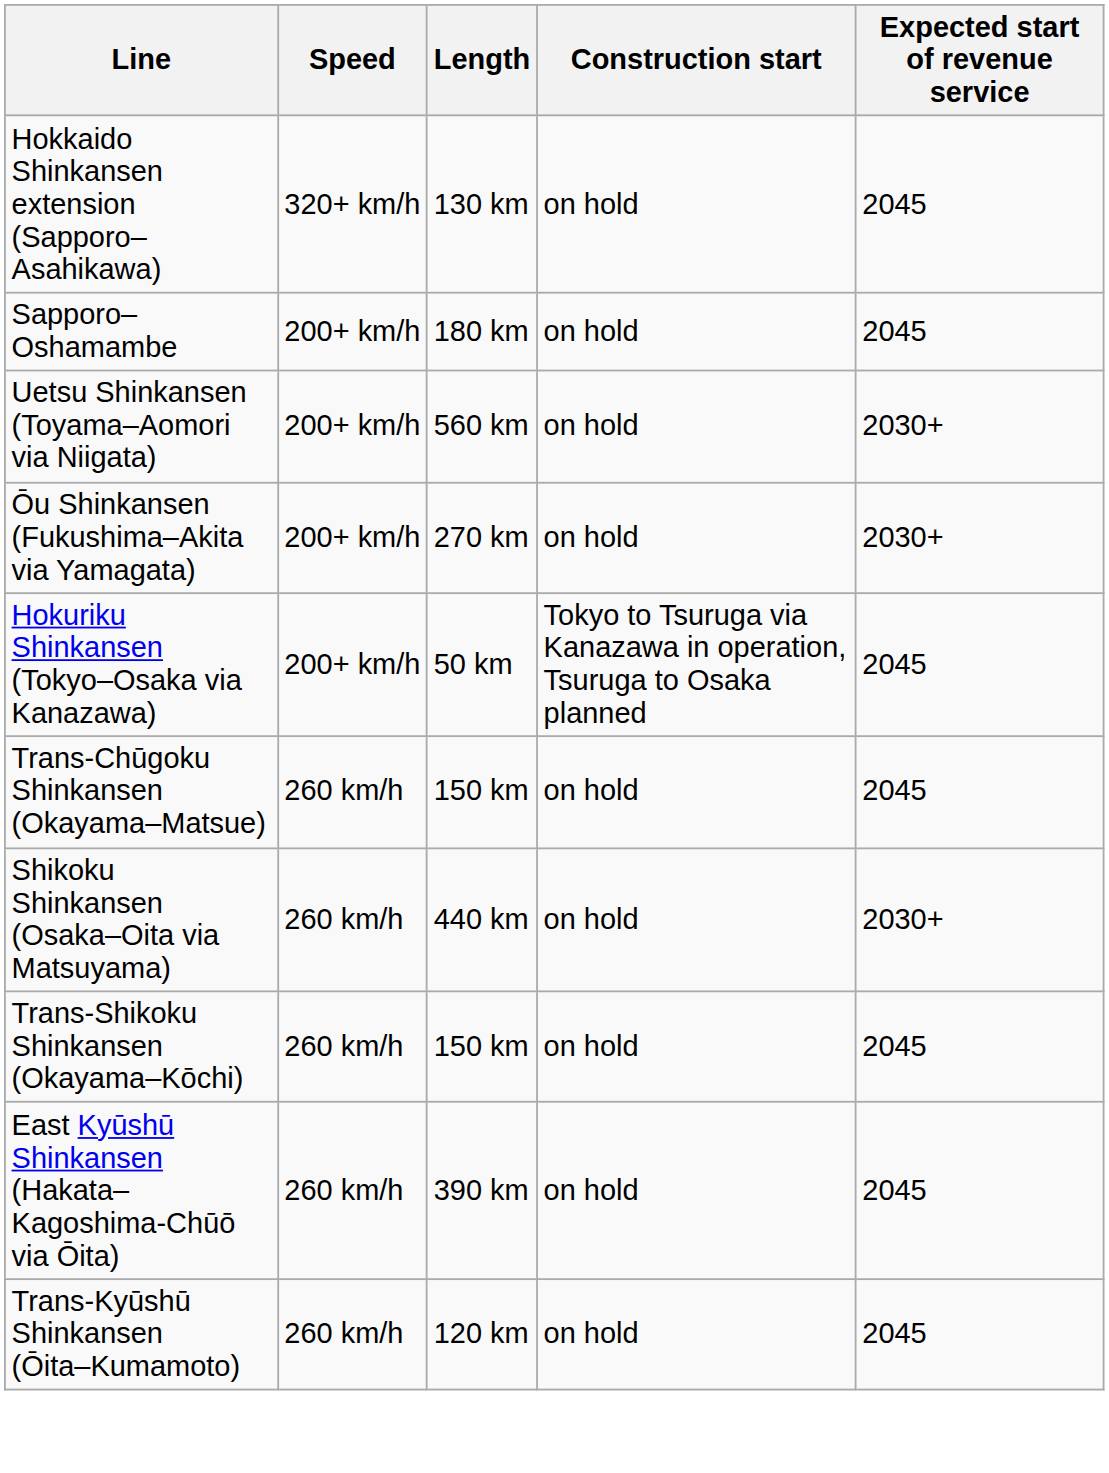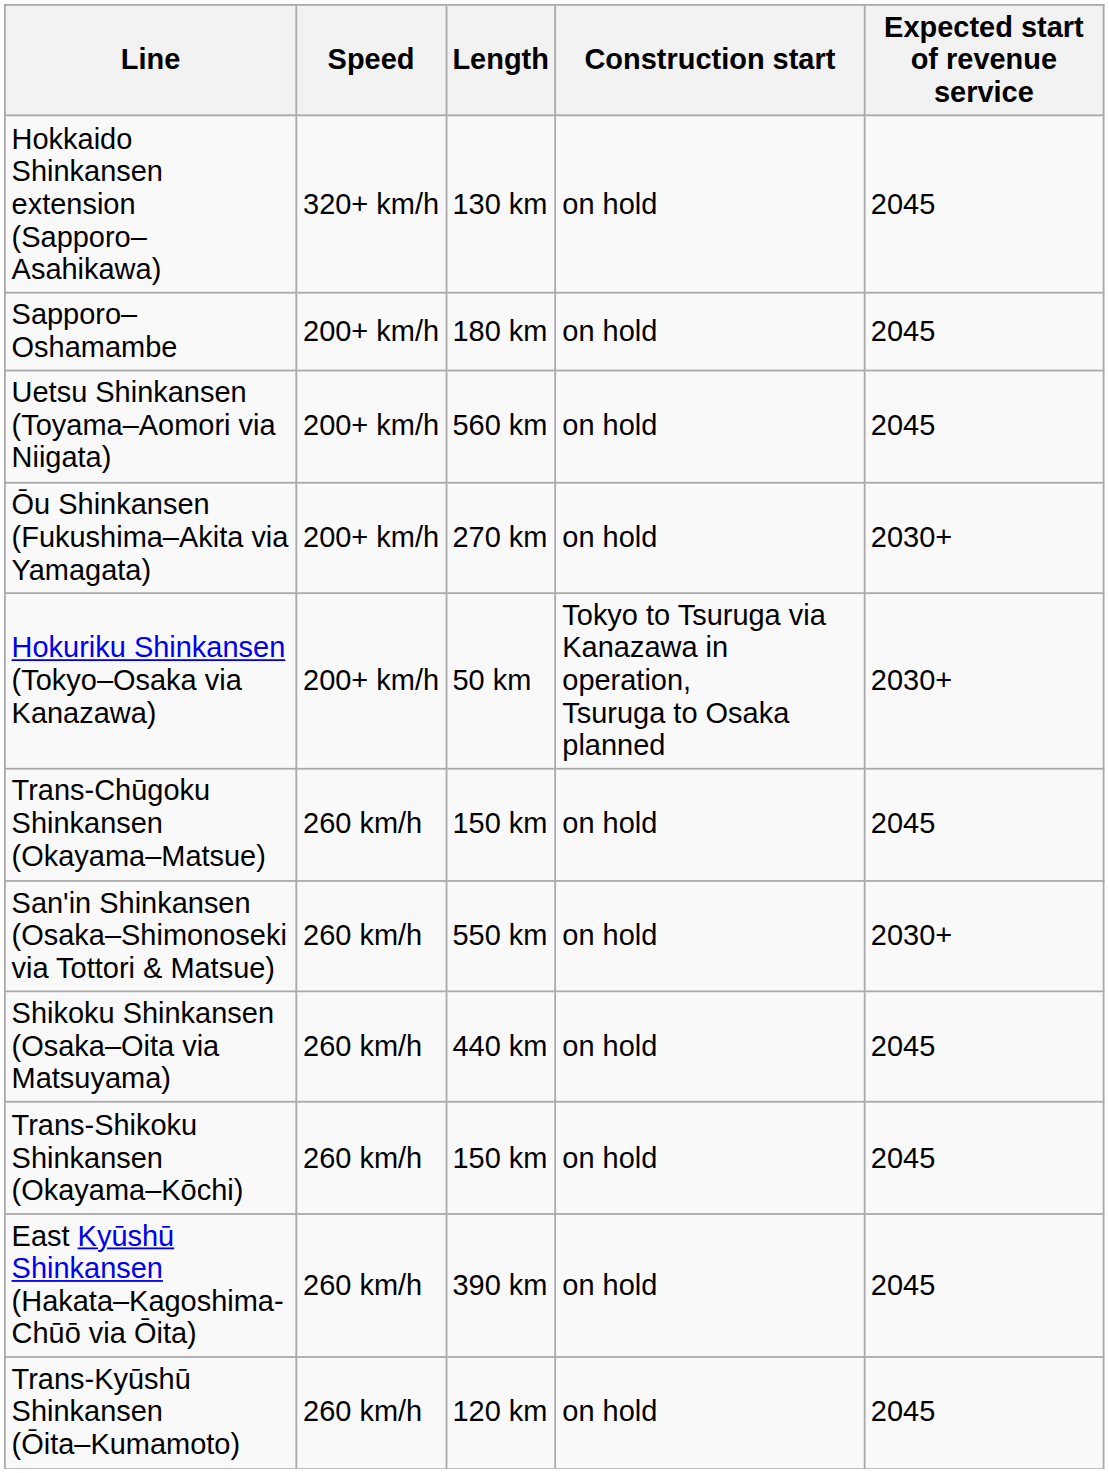(903, 425) 2030+ -> (903, 425) 2045
(894, 664) 2045 -> (912, 680) 2030+
+ row: (149, 935)
(903, 919) 2030+ -> (903, 1046) 2045
